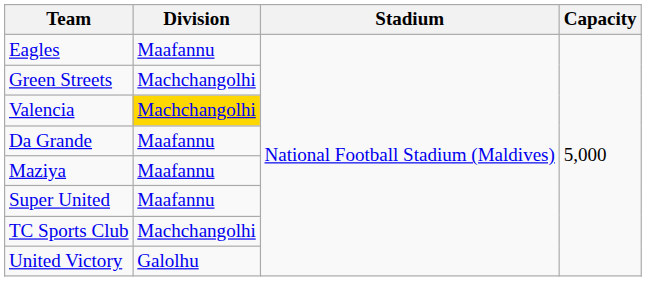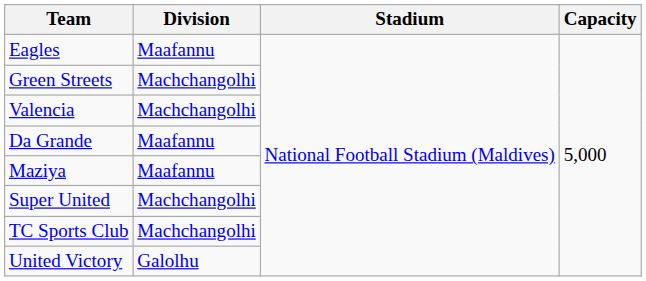(197, 110) gold background -> (197, 110) no background
(176, 200) Maafannu -> (197, 200) Machchangolhi
